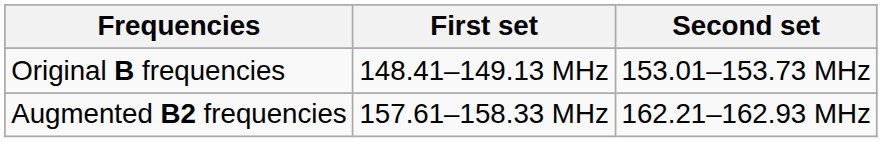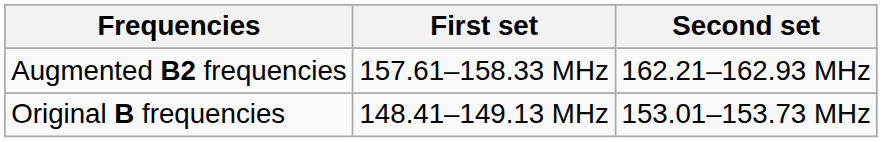rows swapped: (148, 70) <-> (179, 114)
